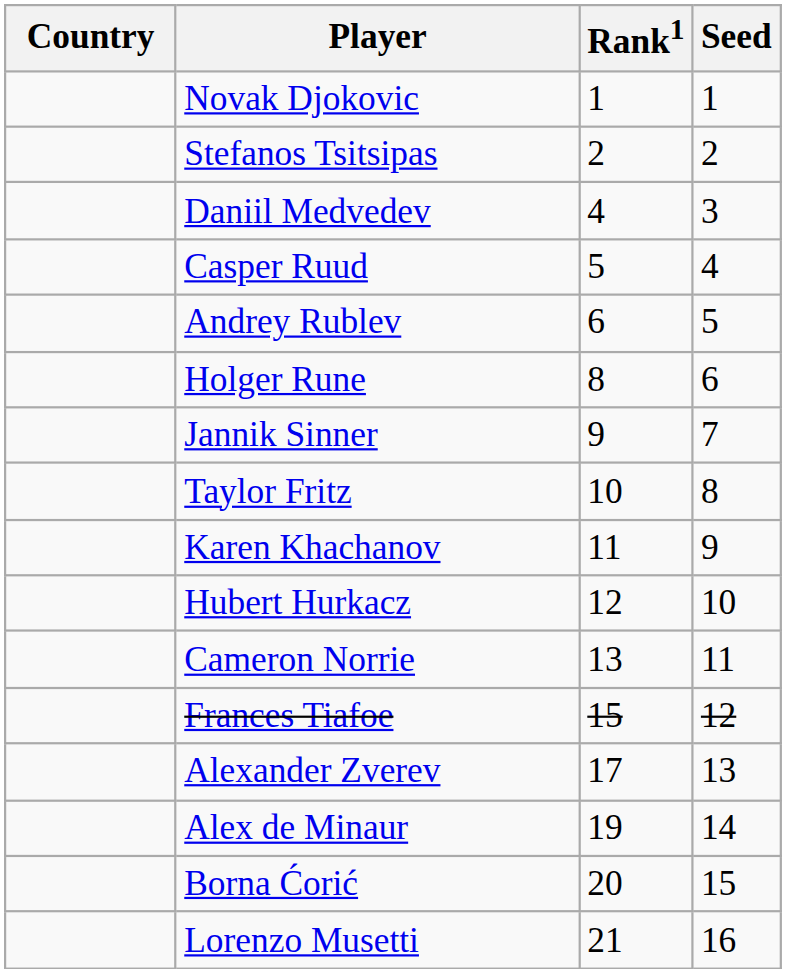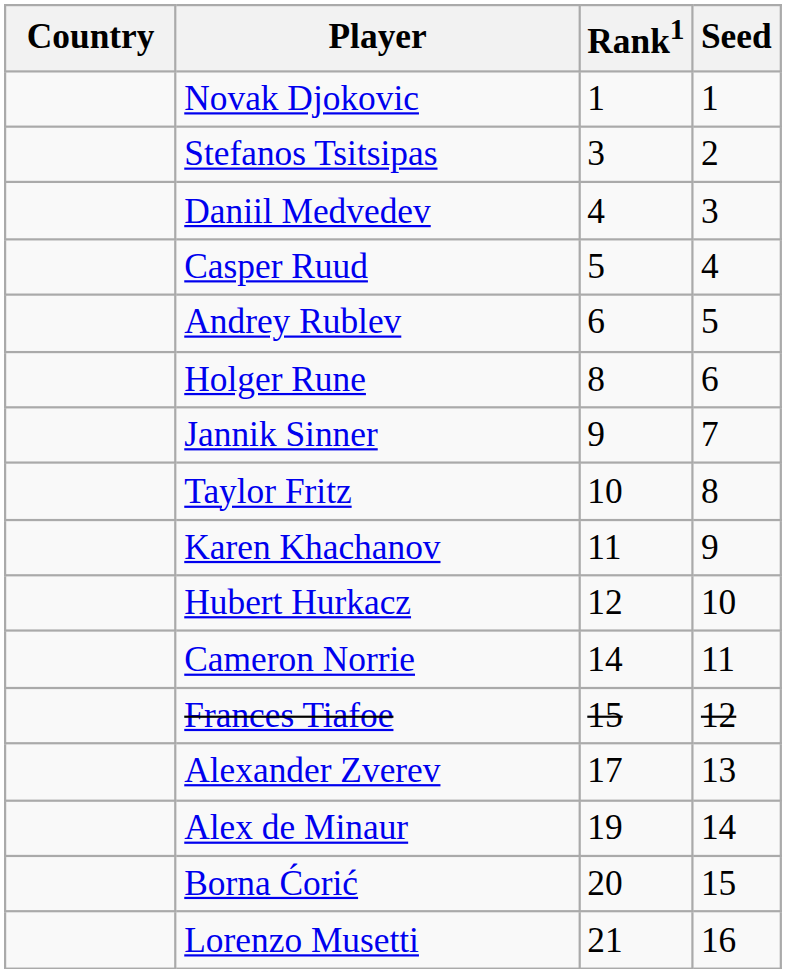(596, 154) 2 -> (596, 154) 3
(605, 658) 13 -> (605, 658) 14
